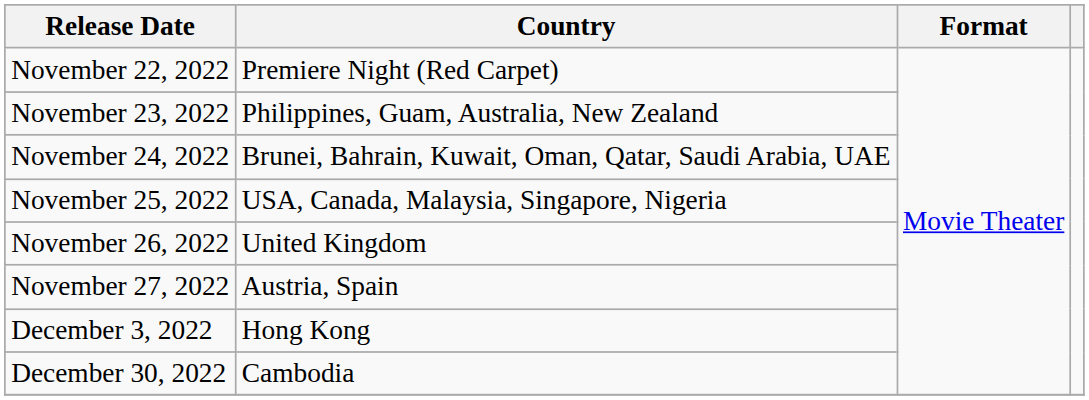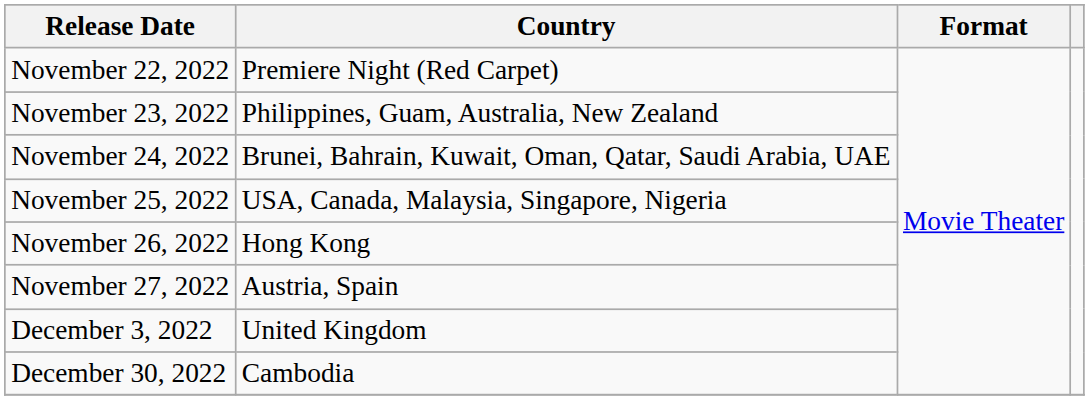(334, 243) United Kingdom -> (306, 243) Hong Kong
(306, 329) Hong Kong -> (334, 329) United Kingdom
